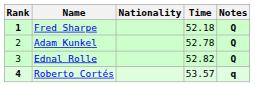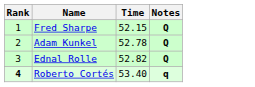- column: (150, 12)
(18, 28) bold -> (18, 28) normal
(200, 28) 52.18 -> (133, 28) 52.15
(200, 74) 53.57 -> (133, 74) 53.40
